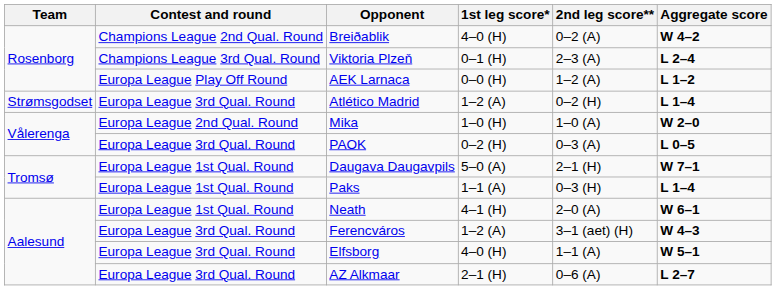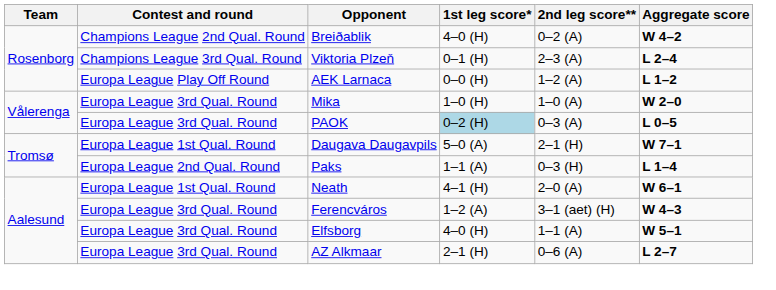- row: (374, 101)
(198, 123) Europa League 2nd Qual. Round -> (179, 101) Europa League 3rd Qual. Round
(484, 144) no background -> (466, 123) lightblue background
(196, 187) Europa League 1st Qual. Round -> (180, 166) Europa League 2nd Qual. Round
